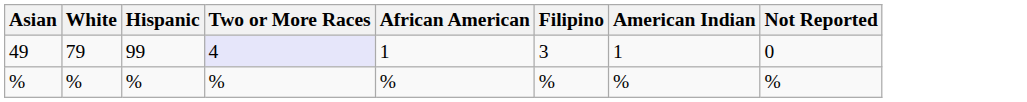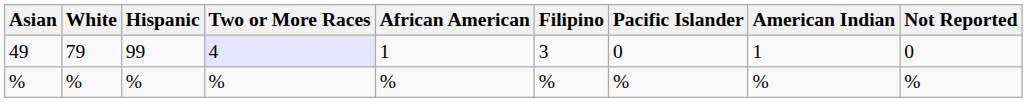+ column: (678, 19)
